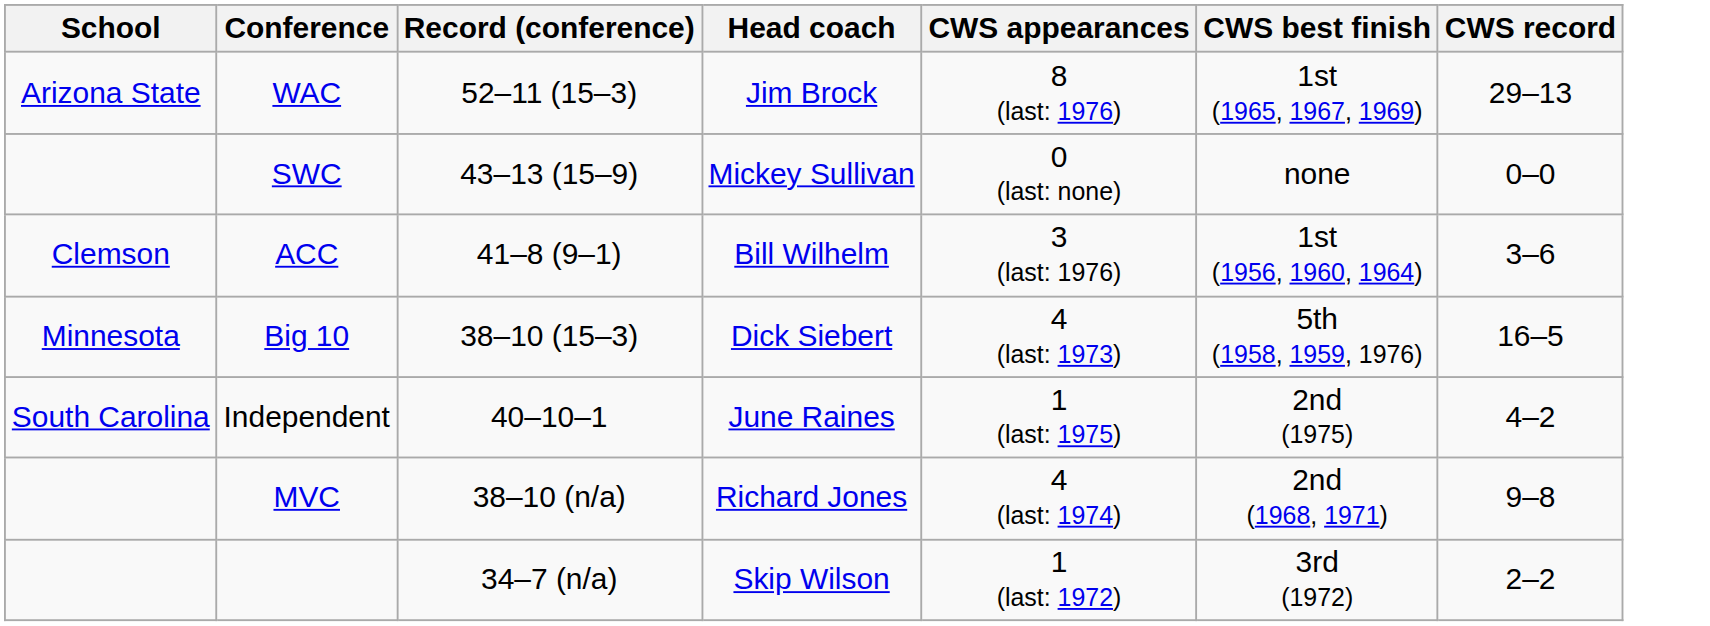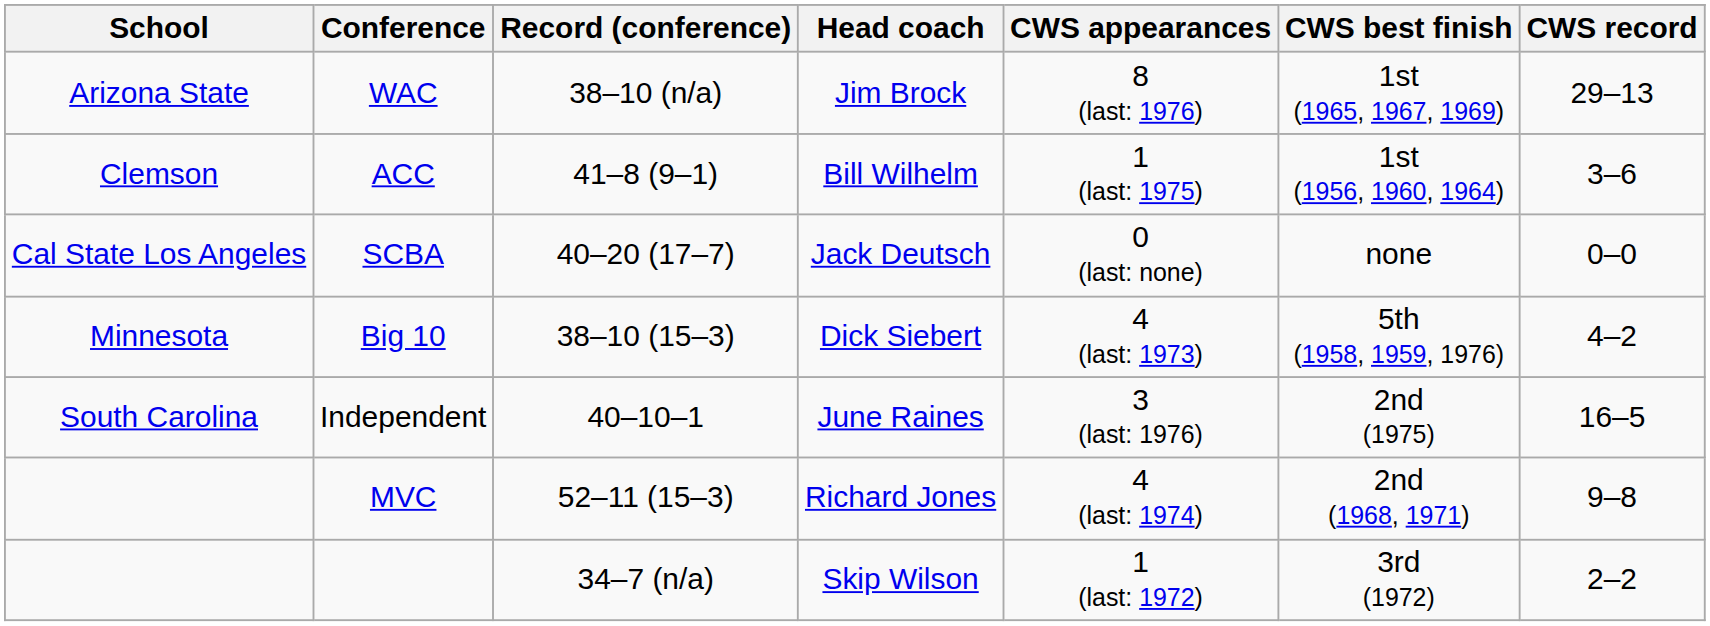(549, 92) 52–11 (15–3) -> (646, 92) 38–10 (n/a)
- row: (307, 173)
(1059, 254) 3 (last: 1976) -> (1141, 173) 1 (last: 1975)
+ row: (403, 254)
(1530, 335) 16–5 -> (1612, 335) 4–2
(1059, 416) 1 (last: 1975) -> (1141, 416) 3 (last: 1976)
(1530, 416) 4–2 -> (1612, 416) 16–5
(549, 498) 38–10 (n/a) -> (646, 498) 52–11 (15–3)
